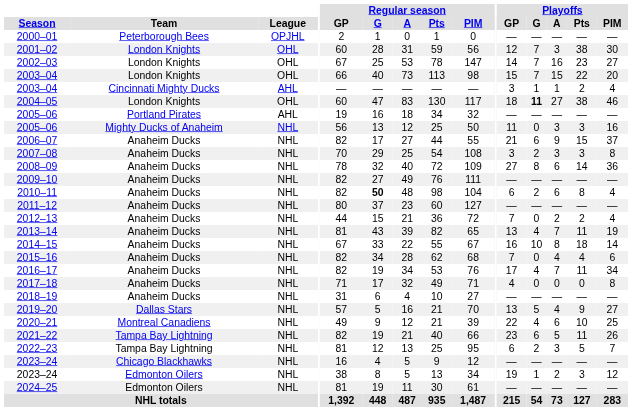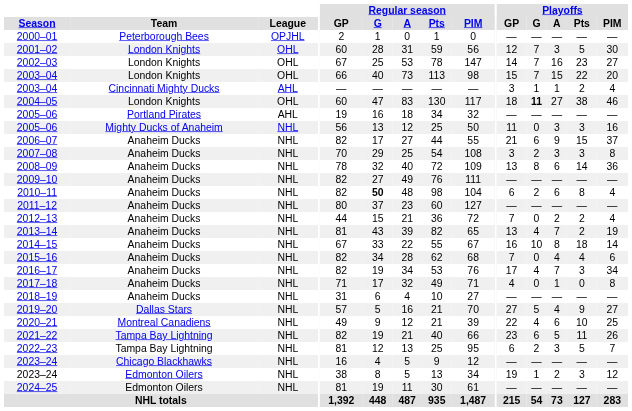(582, 49) 38 -> (582, 49) 5
(512, 166) 27 -> (512, 166) 13
(582, 231) 11 -> (582, 231) 2
(582, 270) 11 -> (582, 270) 3
(557, 283) 0 -> (557, 283) 1
(512, 309) 13 -> (512, 309) 27
